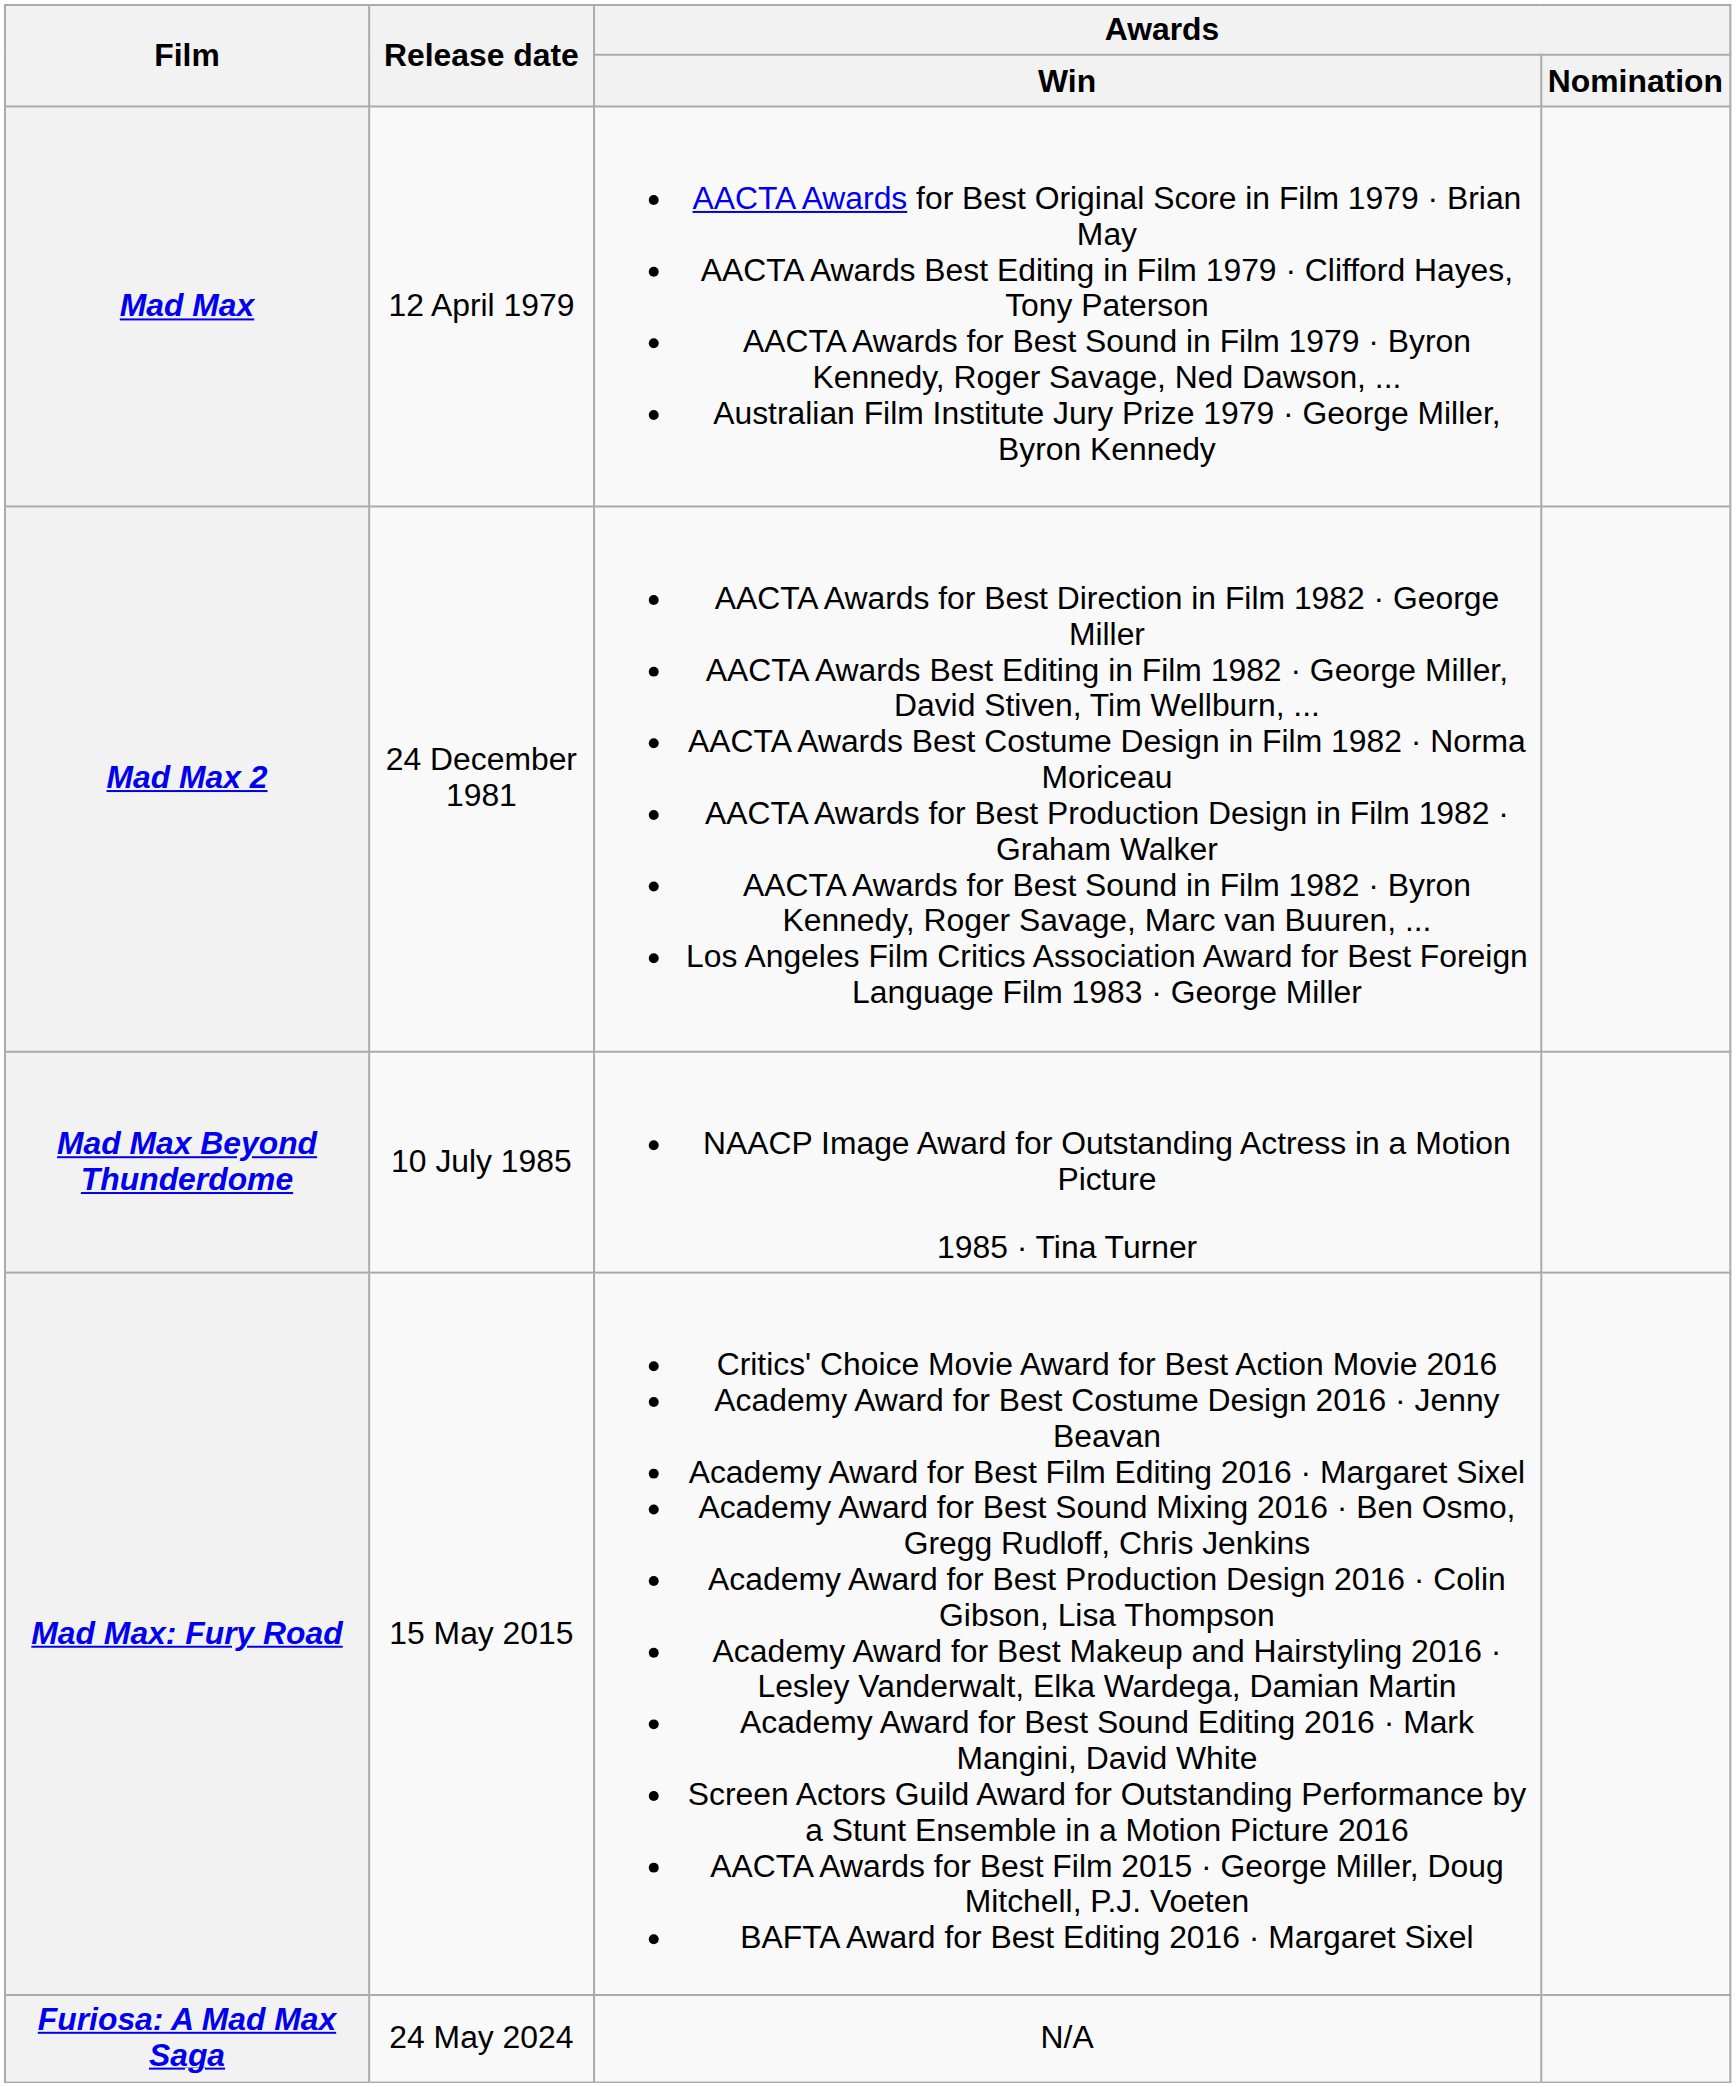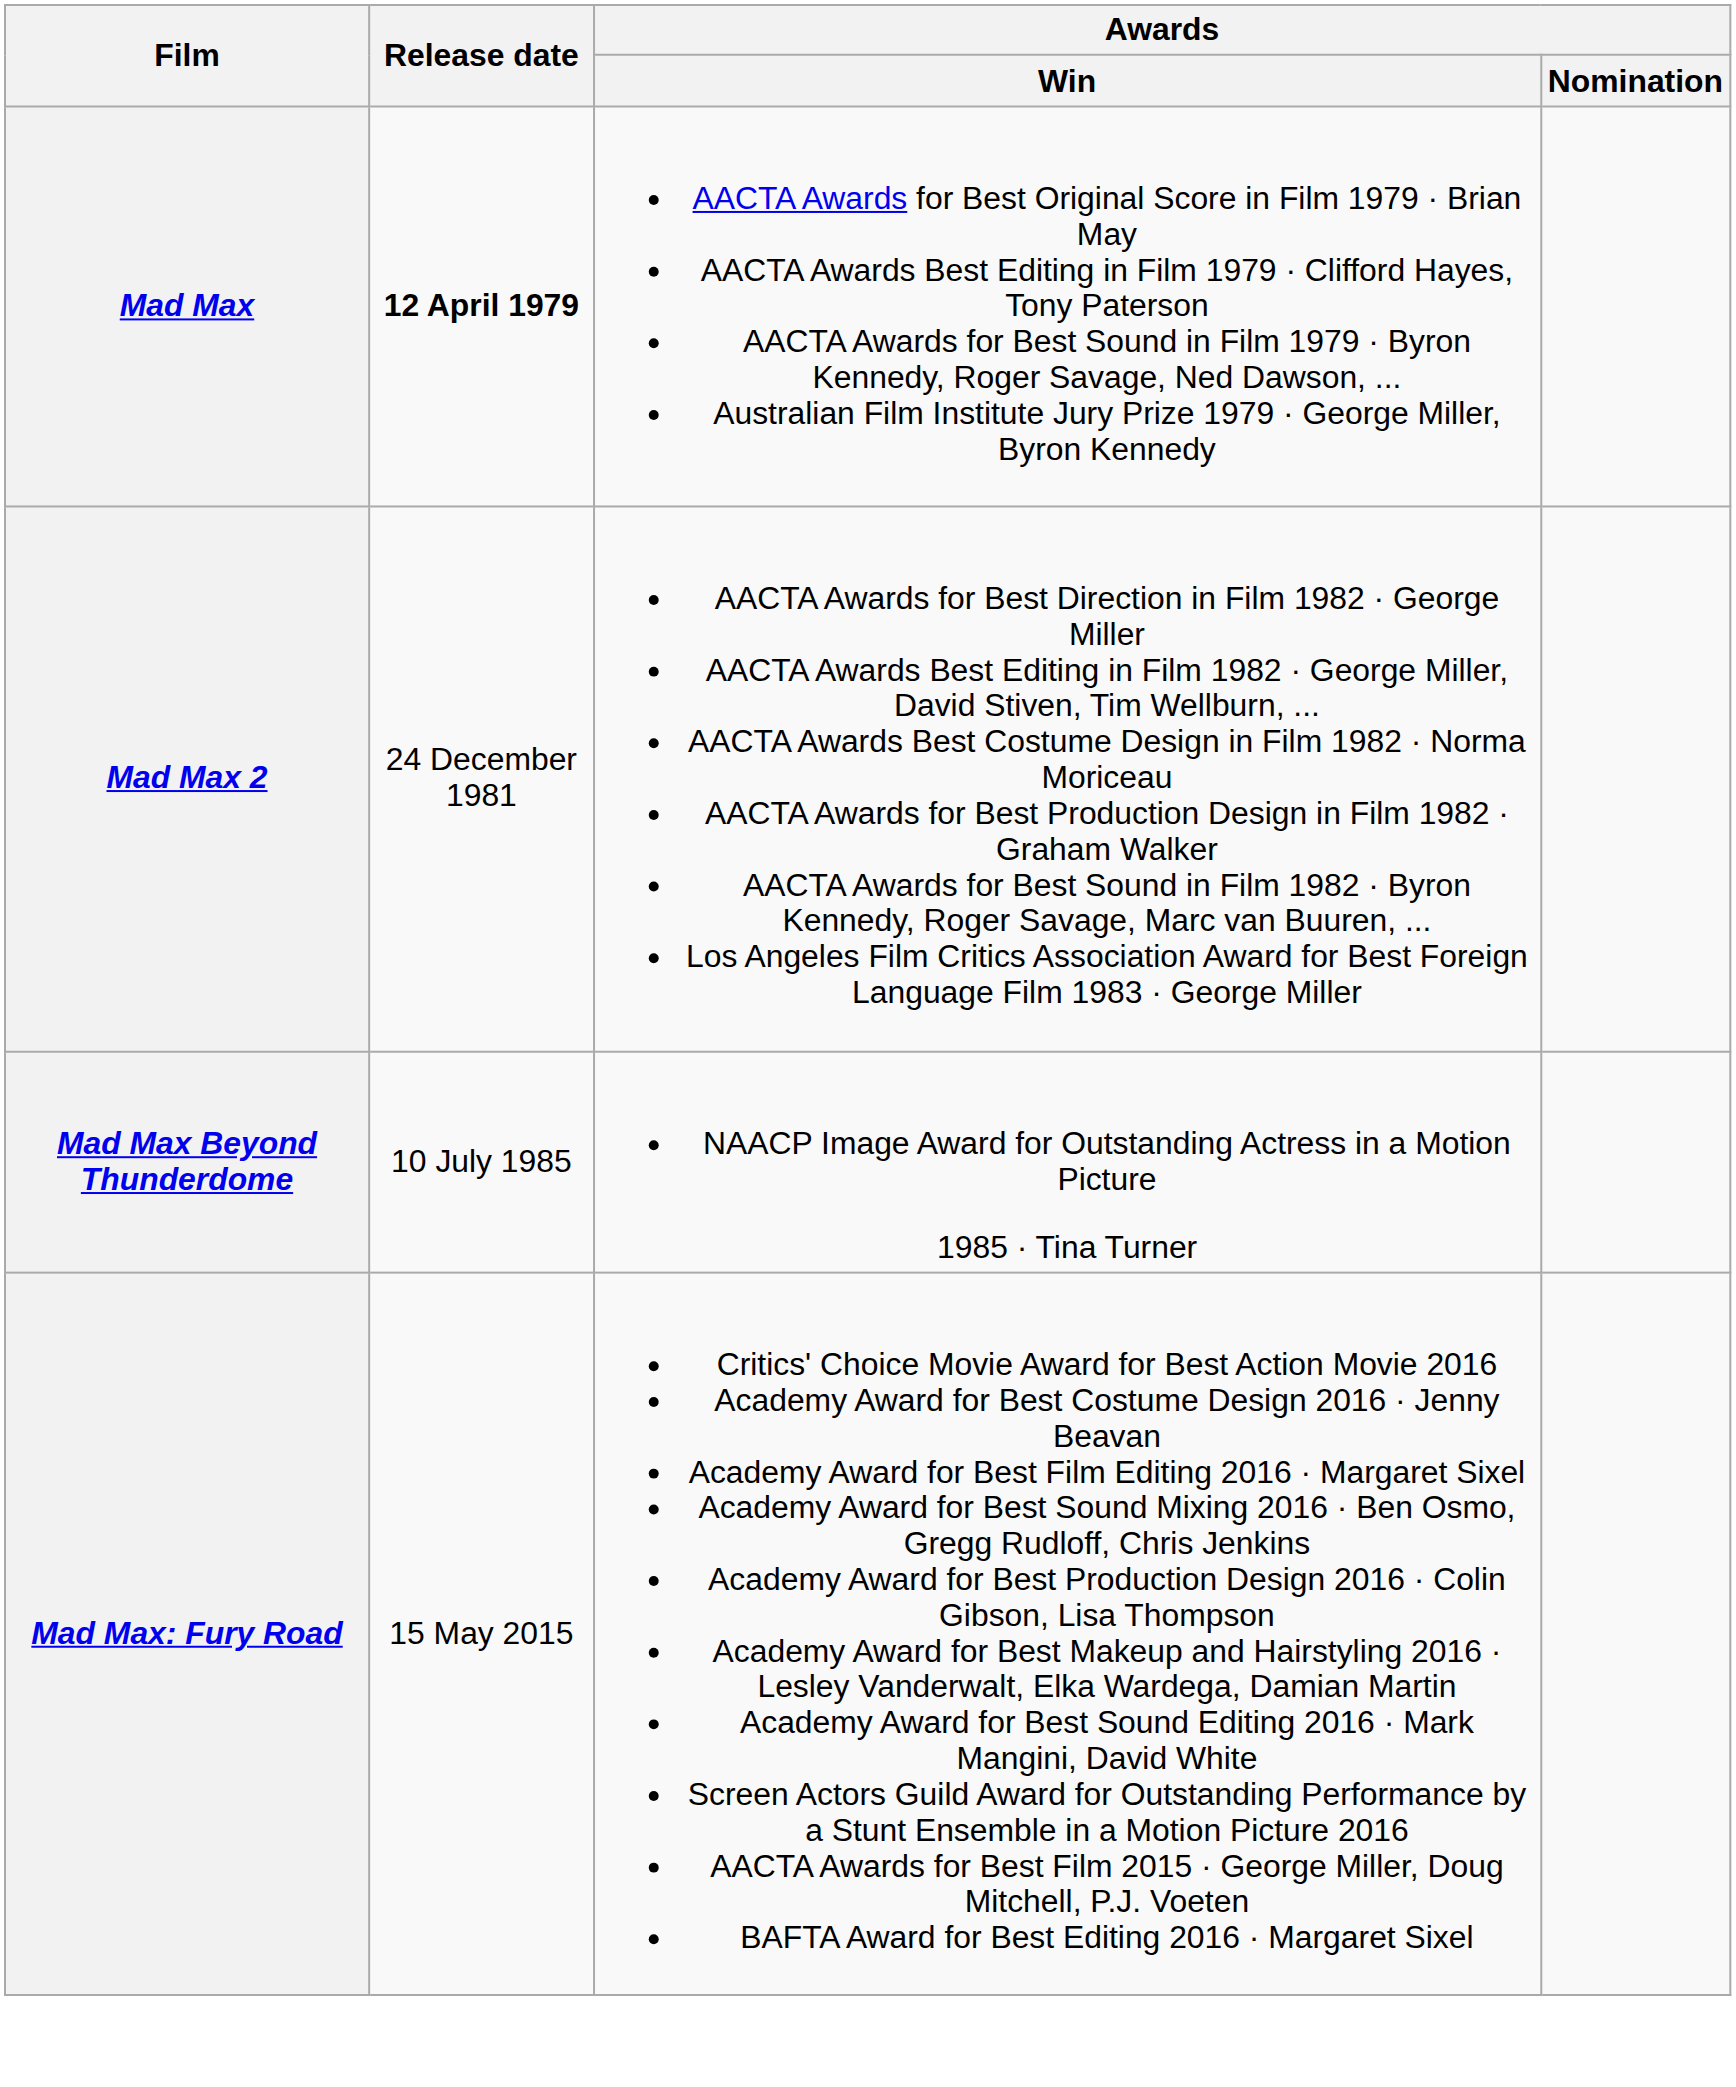(481, 305) normal -> (481, 305) bold
- row: (187, 2038)
